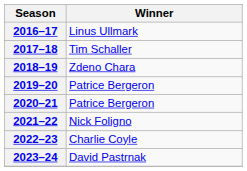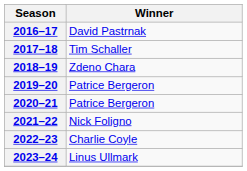(103, 31) Linus Ullmark -> (108, 31) David Pastrnak
(108, 157) David Pastrnak -> (103, 157) Linus Ullmark
